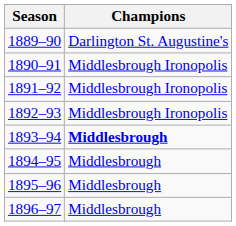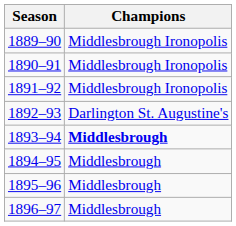(148, 40) Darlington St. Augustine's -> (148, 40) Middlesbrough Ironopolis
(148, 112) Middlesbrough Ironopolis -> (148, 112) Darlington St. Augustine's
